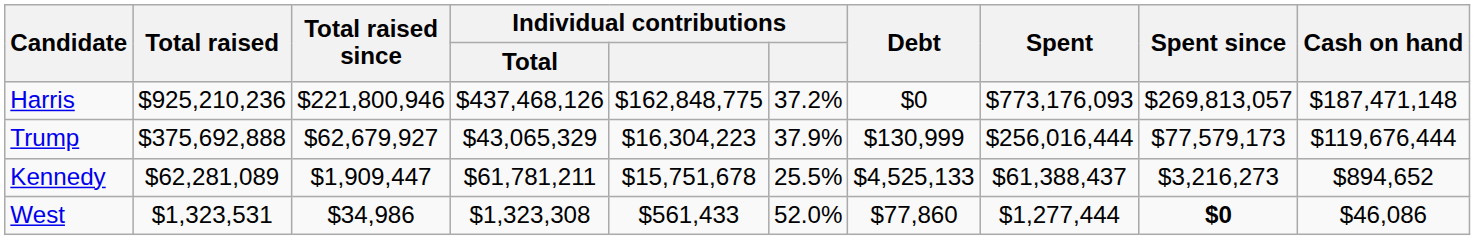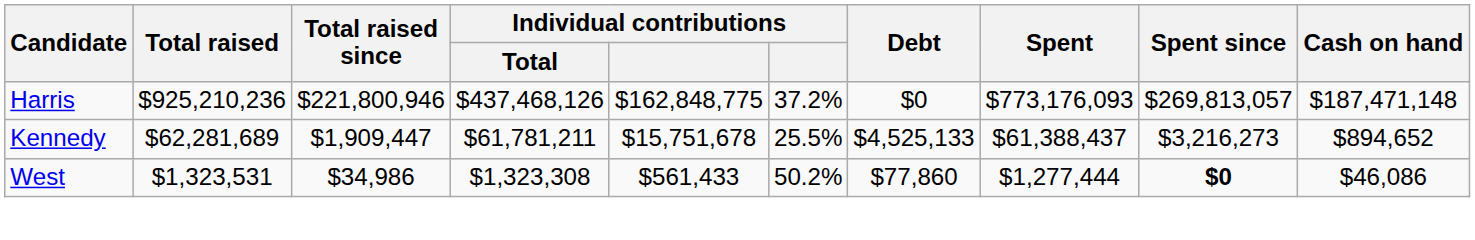- row: (45, 138)
(212, 176) $62,281,089 -> (212, 138) $62,281,689
(808, 215) 52.0% -> (808, 176) 50.2%
